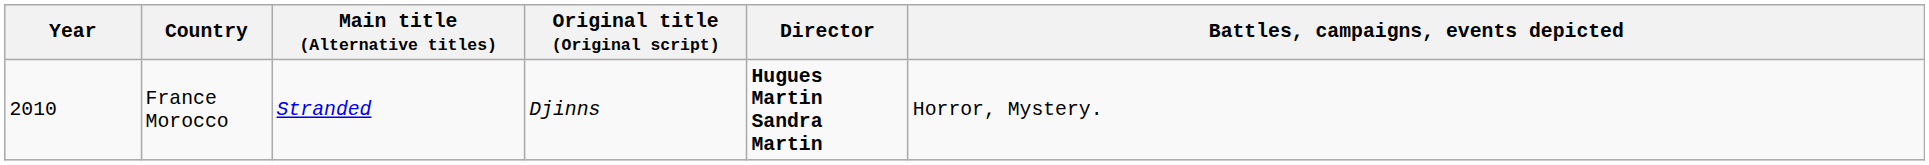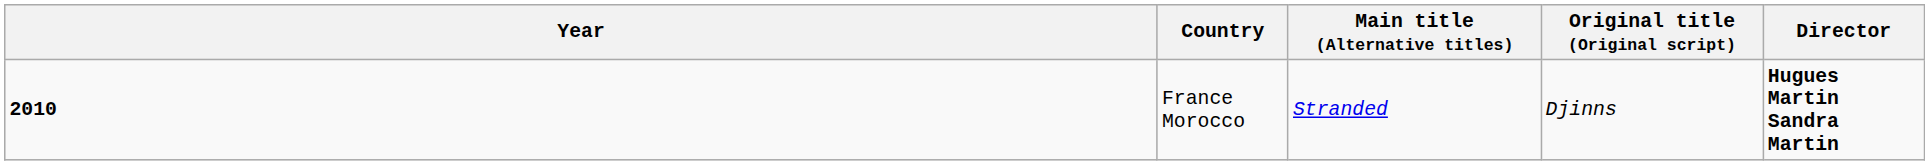- column: (1416, 32)
(33, 110) normal -> (33, 110) bold
